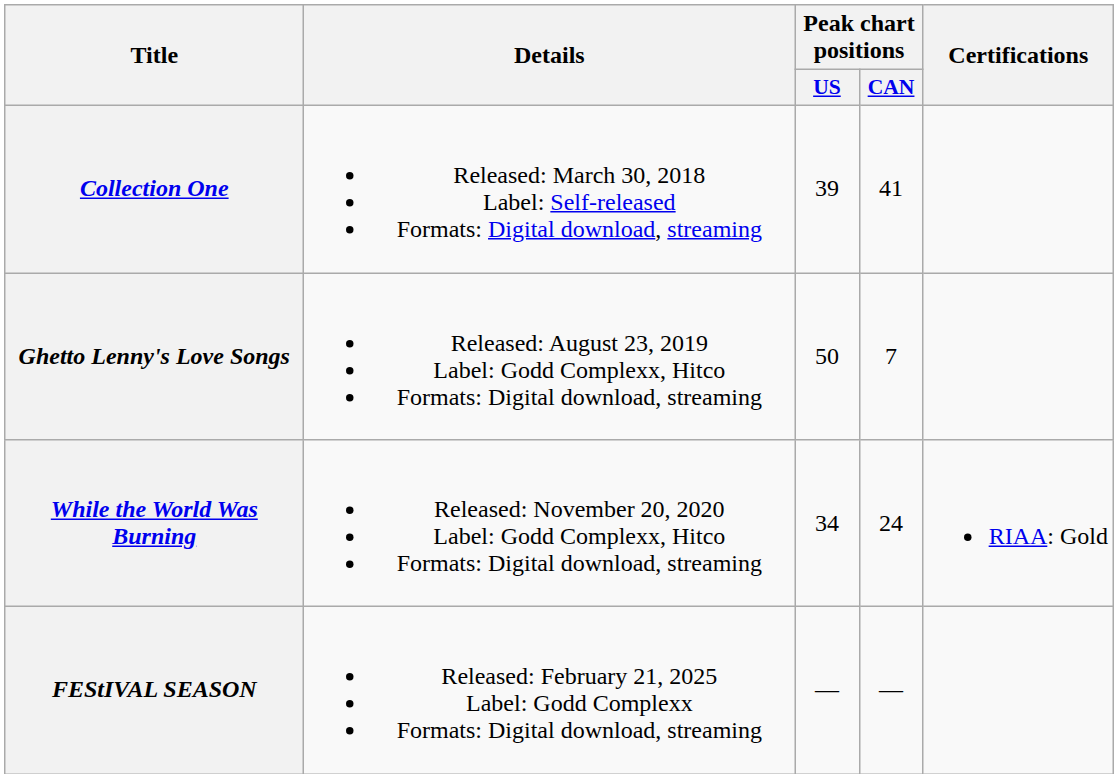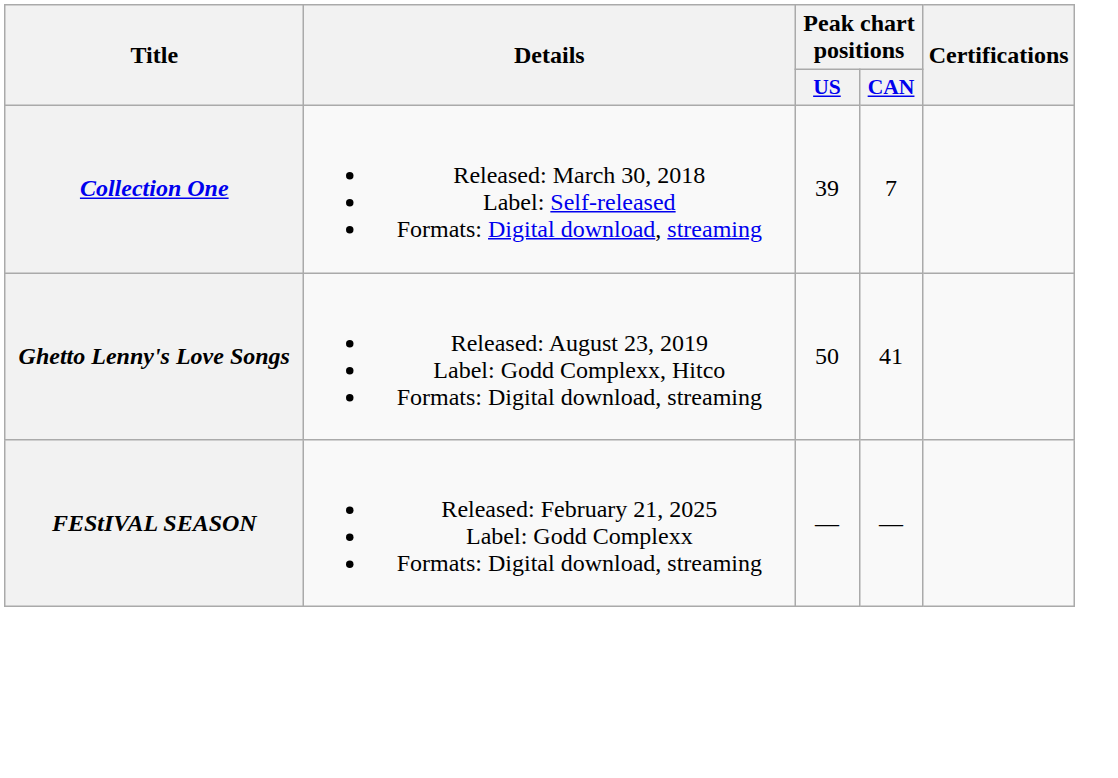(891, 188) 41 -> (891, 188) 7
(891, 355) 7 -> (891, 355) 41
- row: (154, 522)
